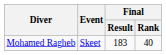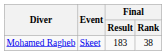(148, 43) 40 -> (148, 43) 38
